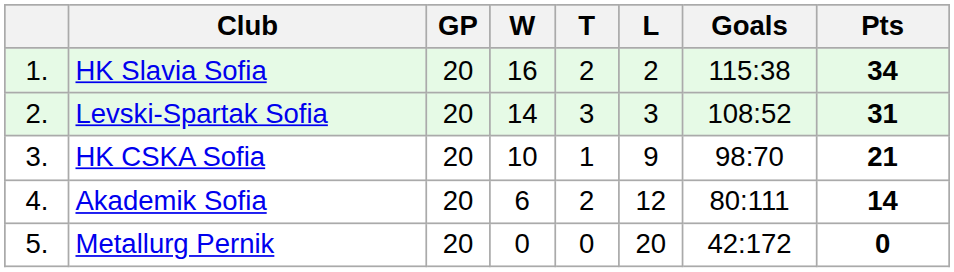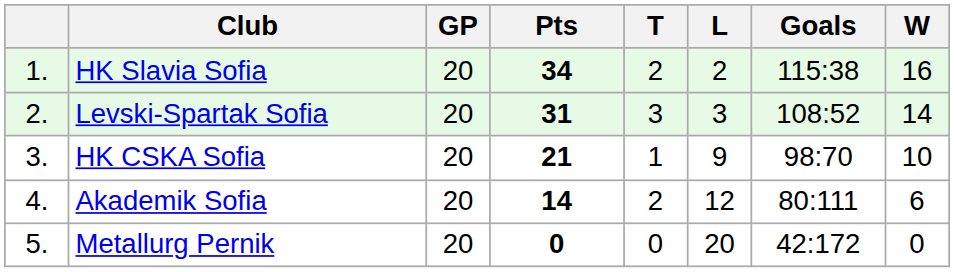columns swapped: (522, 26) <-> (883, 26)
